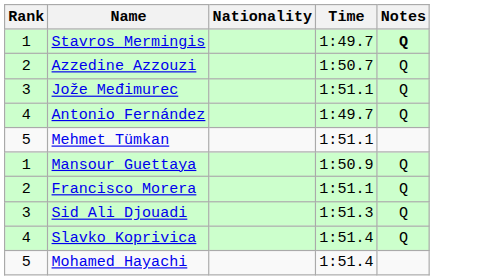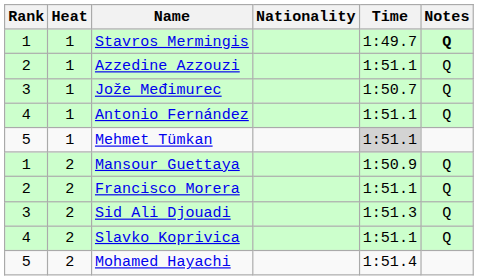+ column: (70, 17)
(346, 66) 1:50.7 -> (390, 66) 1:51.1
(346, 91) 1:51.1 -> (390, 91) 1:50.7
(346, 115) 1:49.7 -> (390, 115) 1:51.1
(346, 140) no background -> (390, 140) lightgrey background
(346, 238) 1:51.4 -> (390, 238) 1:51.1
